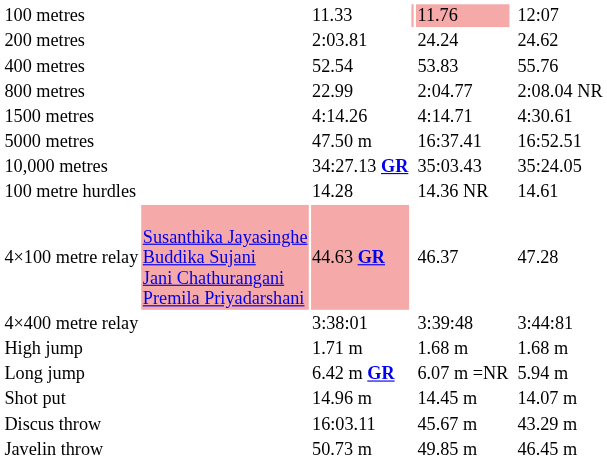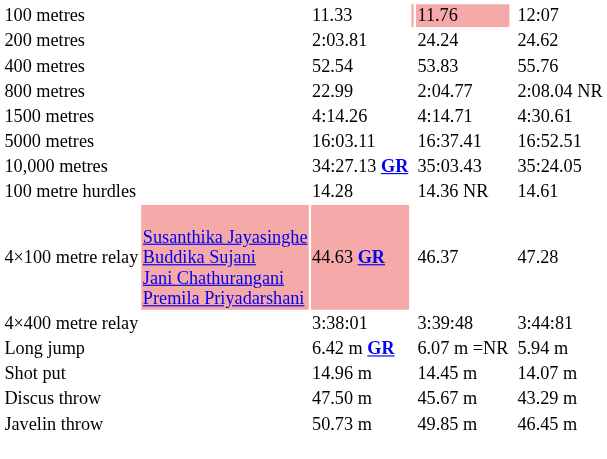(342, 141) 47.50 m -> (344, 141) 16:03.11
- row: (44, 348)
(344, 423) 16:03.11 -> (342, 398) 47.50 m
